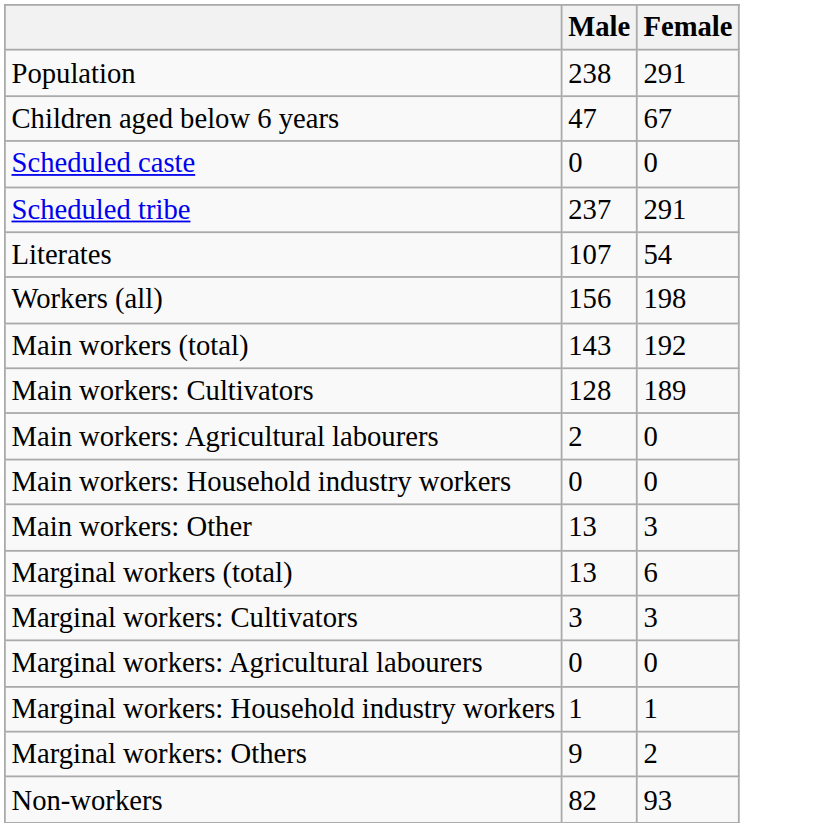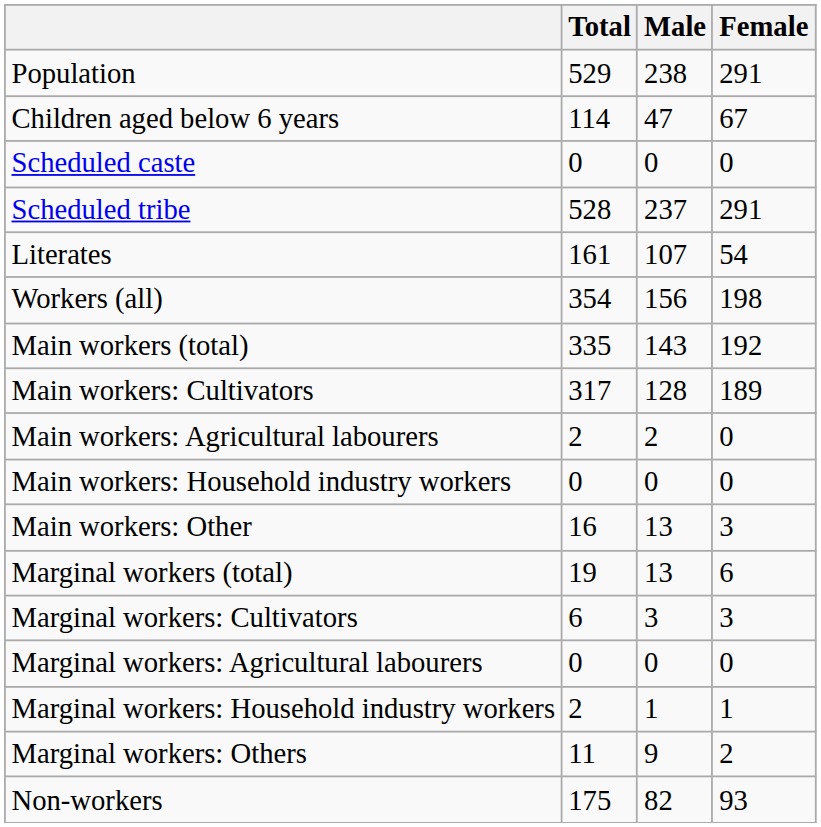+ column: (600, 27)
